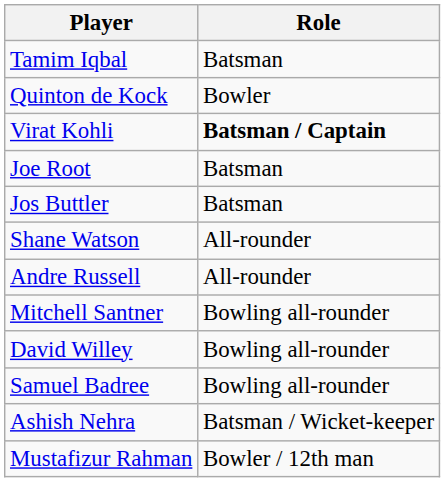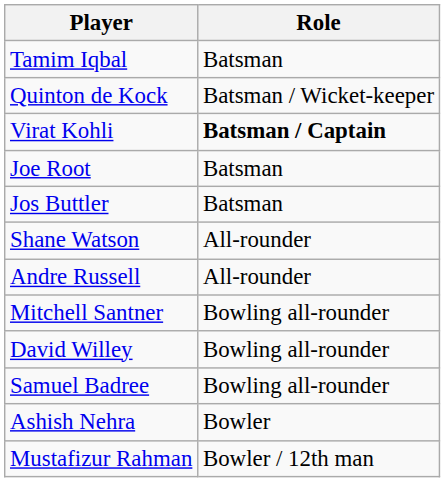(237, 95) Bowler -> (318, 95) Batsman / Wicket-keeper
(318, 421) Batsman / Wicket-keeper -> (237, 421) Bowler
